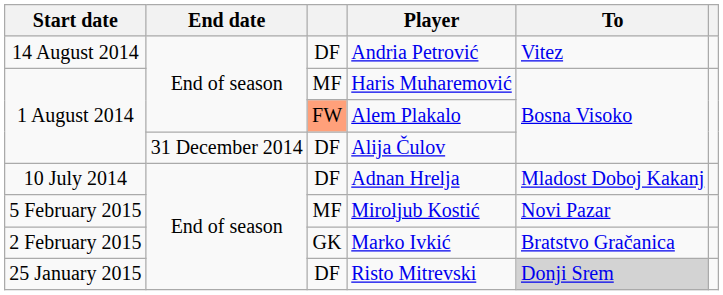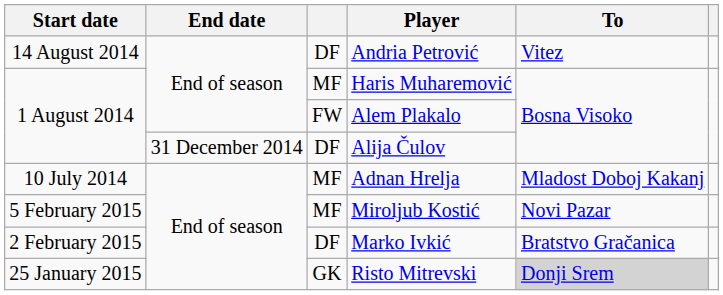(327, 115) lightsalmon background -> (327, 115) no background
(327, 178) DF -> (327, 178) MF
(327, 242) GK -> (327, 242) DF
(327, 274) DF -> (327, 274) GK
